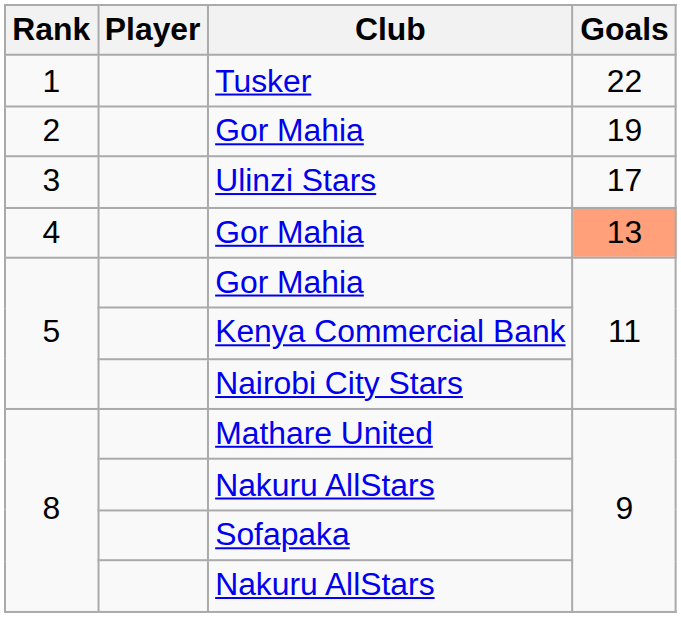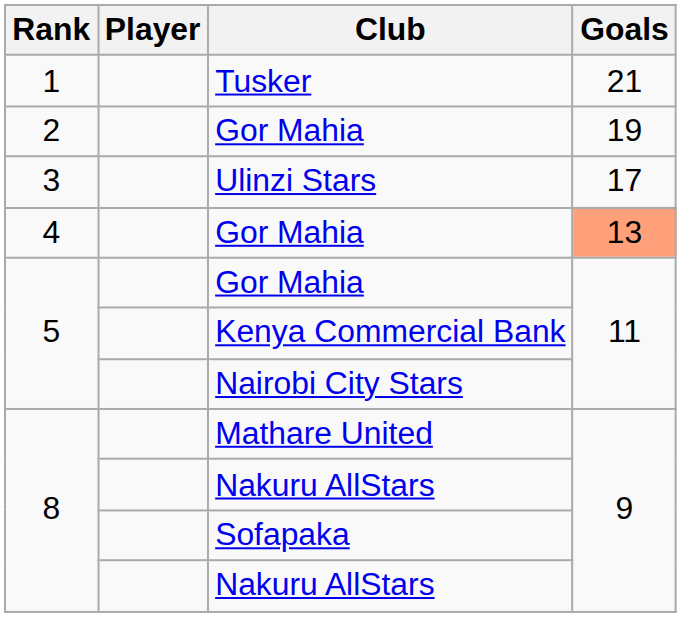(624, 80) 22 -> (624, 80) 21
